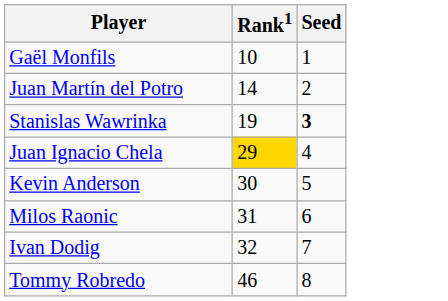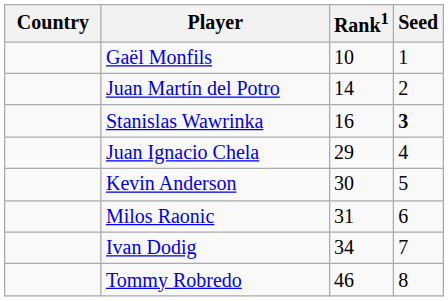+ column: (53, 23)
(247, 120) 19 -> (344, 120) 16
(247, 152) gold background -> (344, 152) no background
(247, 247) 32 -> (344, 247) 34
